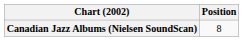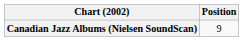(219, 28) 8 -> (219, 28) 9
